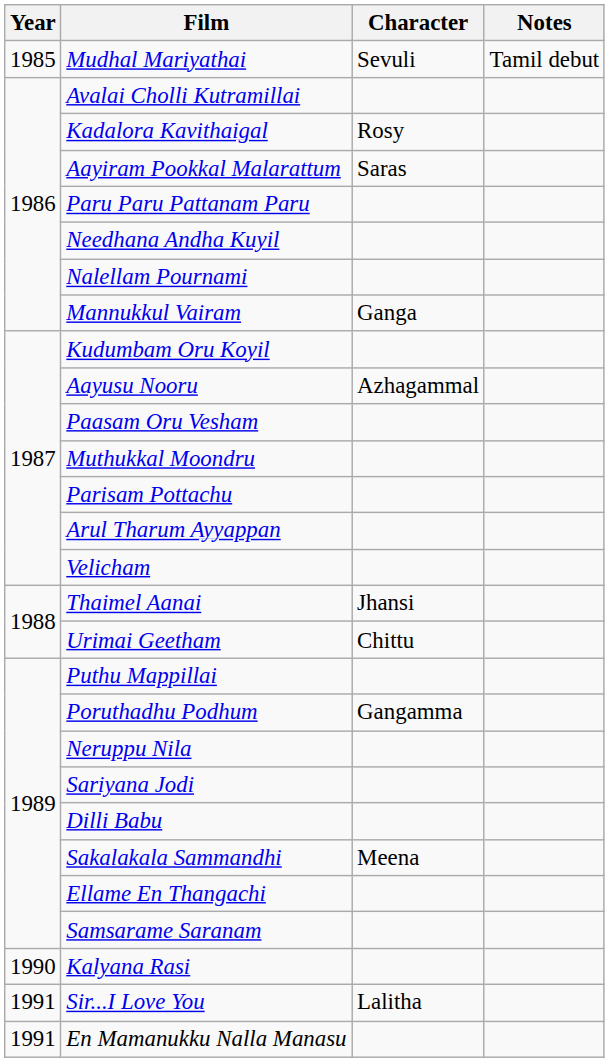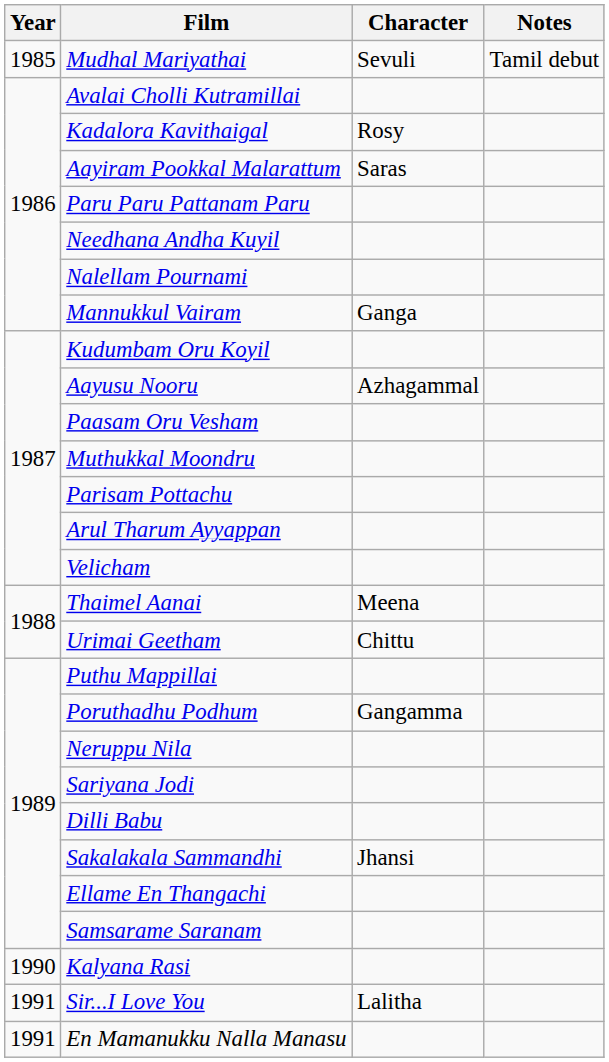(386, 603) Jhansi -> (388, 603) Meena
(388, 857) Meena -> (386, 857) Jhansi
